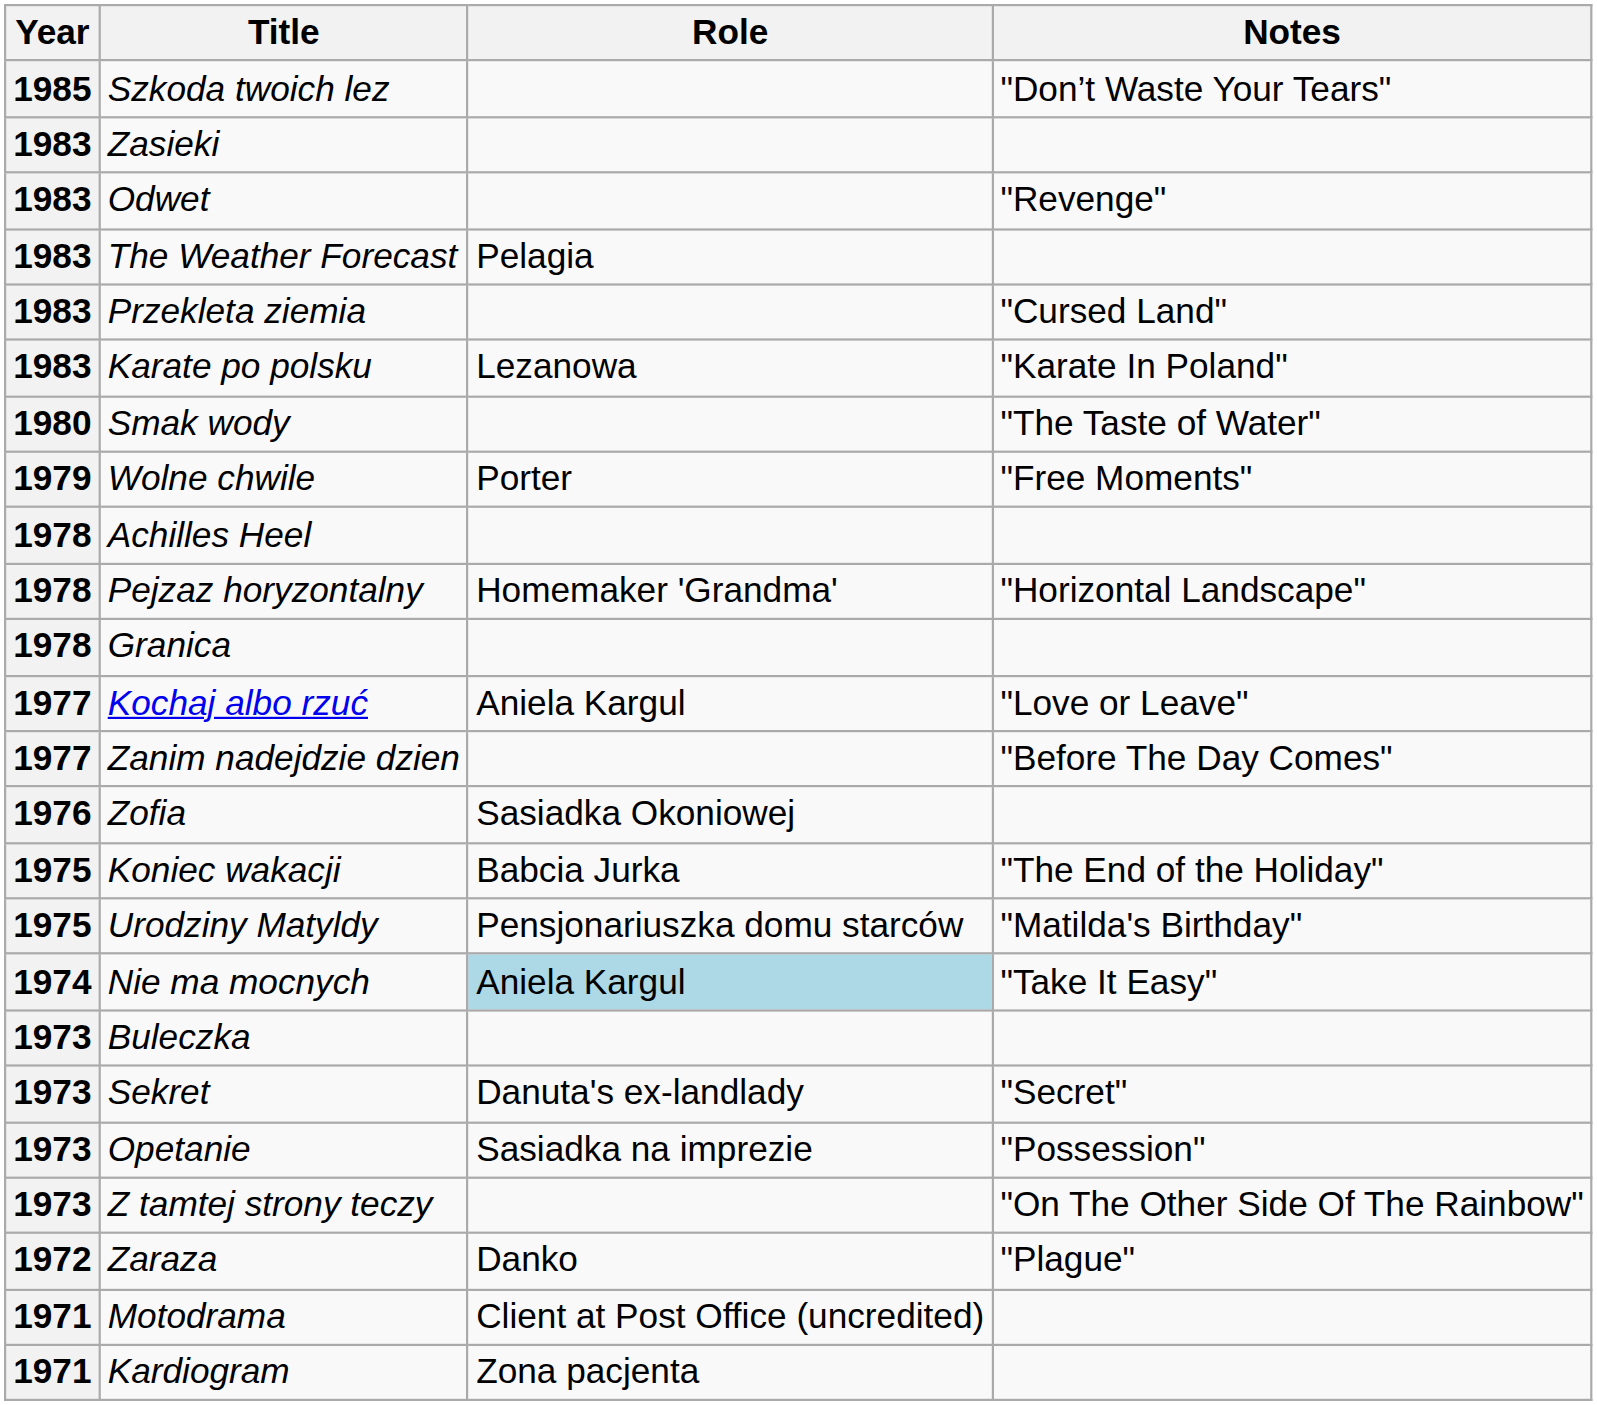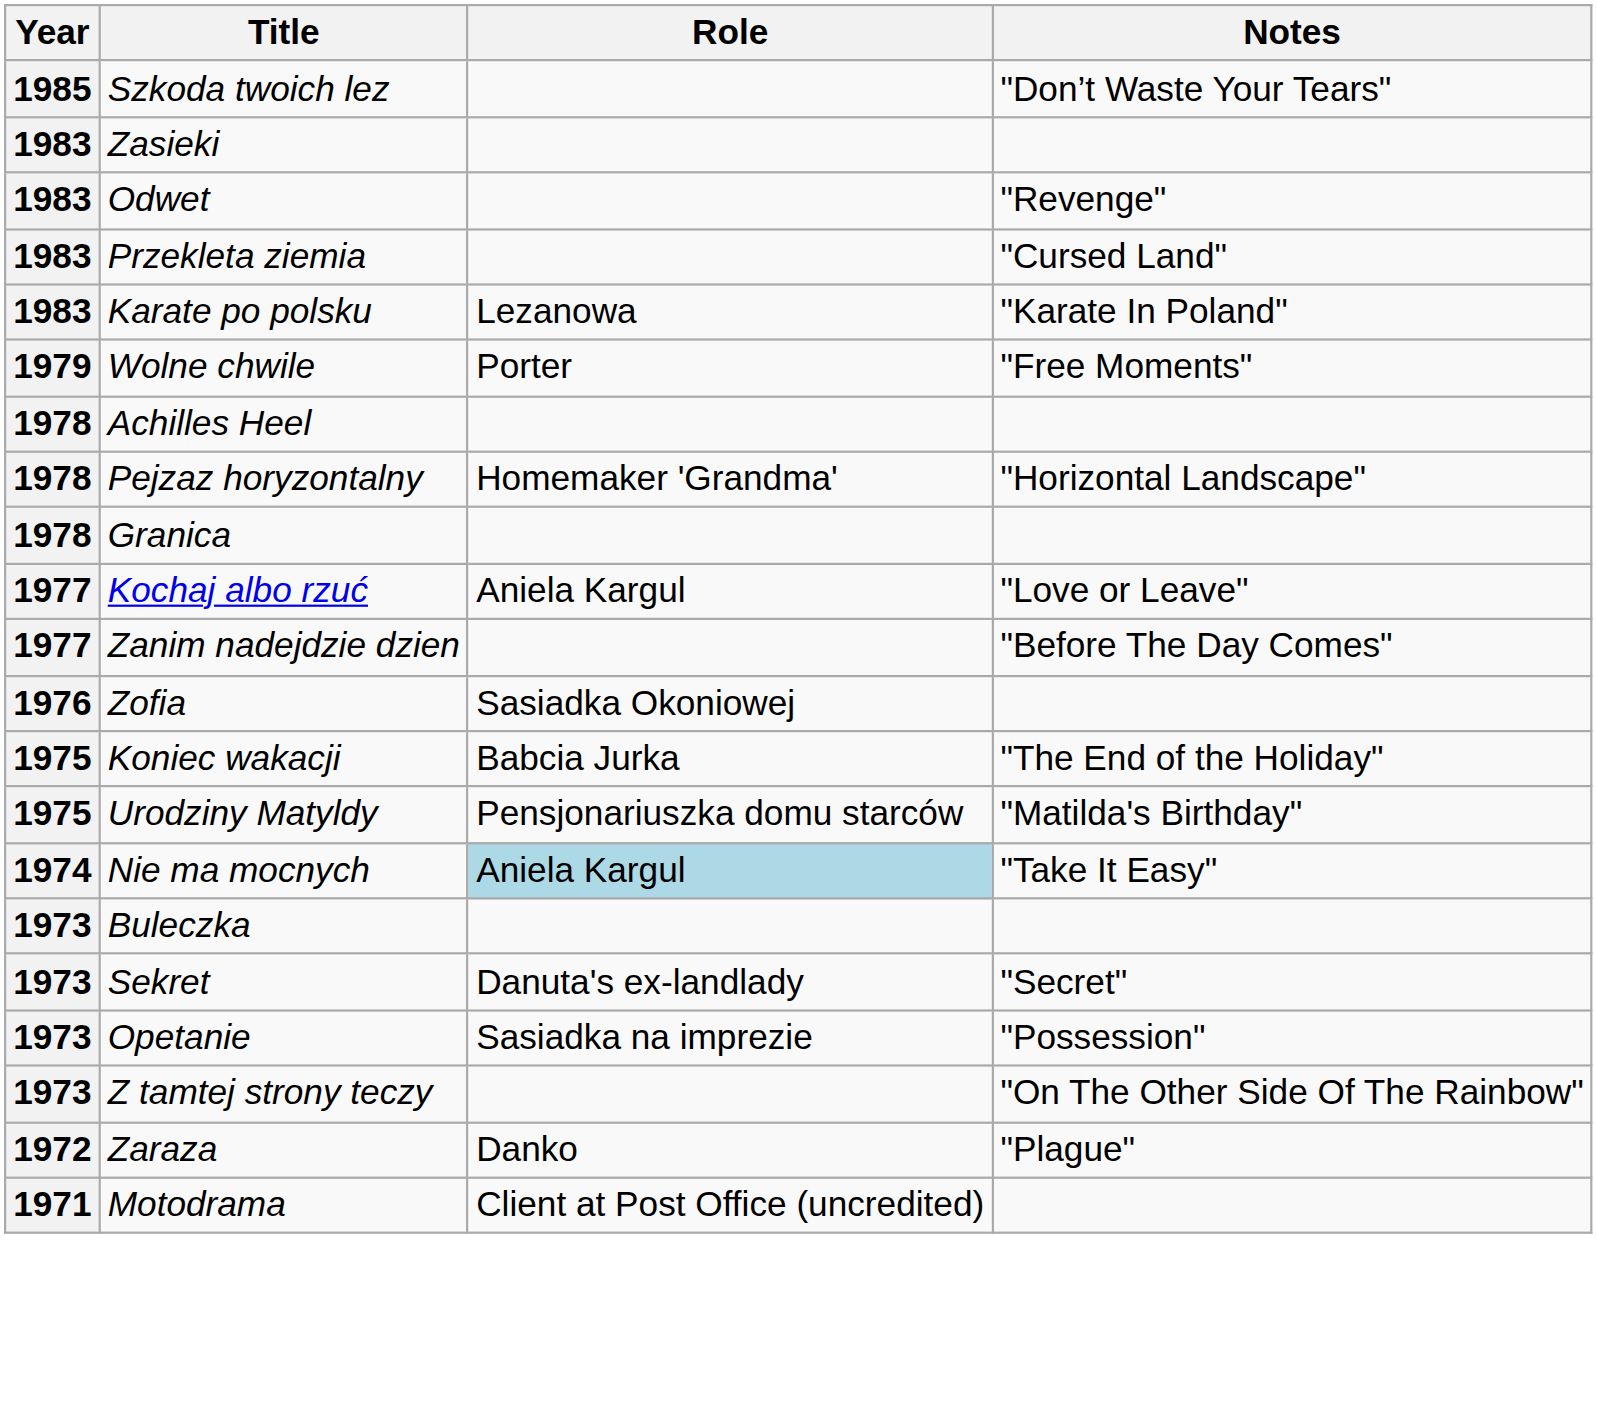- row: (283, 255)
- row: (199, 423)
- row: (199, 1372)
